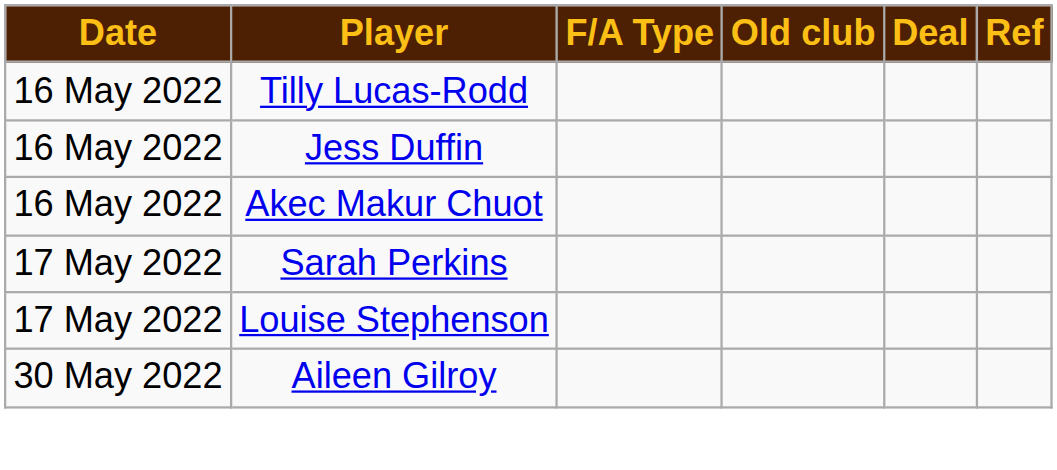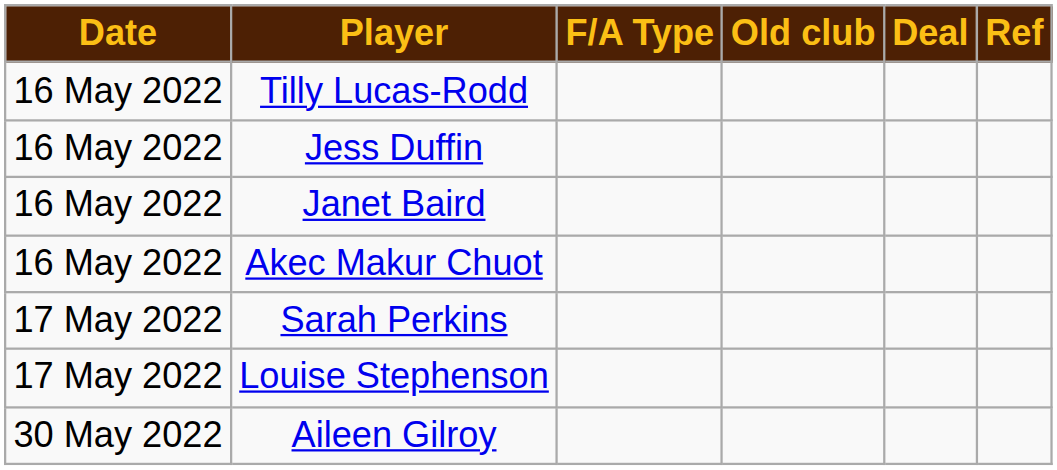+ row: (394, 205)
